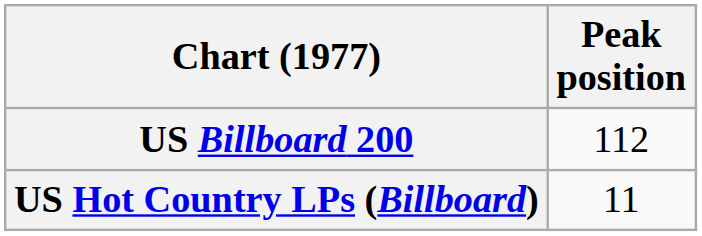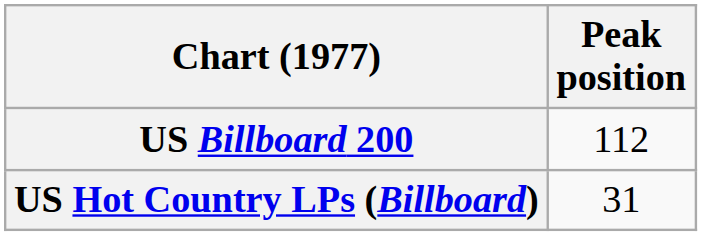(621, 199) 11 -> (621, 199) 31
